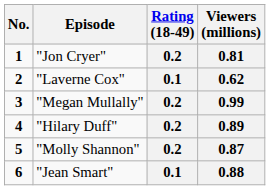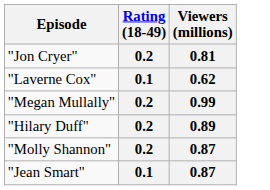- column: (19, 24)
(231, 172) 0.88 -> (203, 172) 0.87
